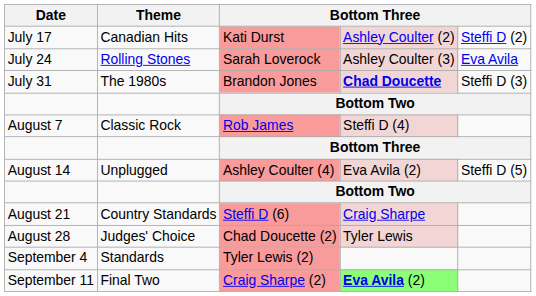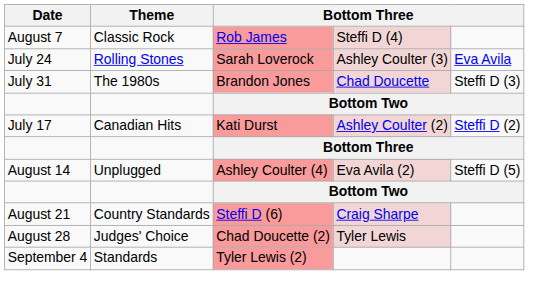rows swapped: (30, 37) <-> (35, 125)
(392, 81) bold -> (383, 81) normal
- row: (51, 280)
